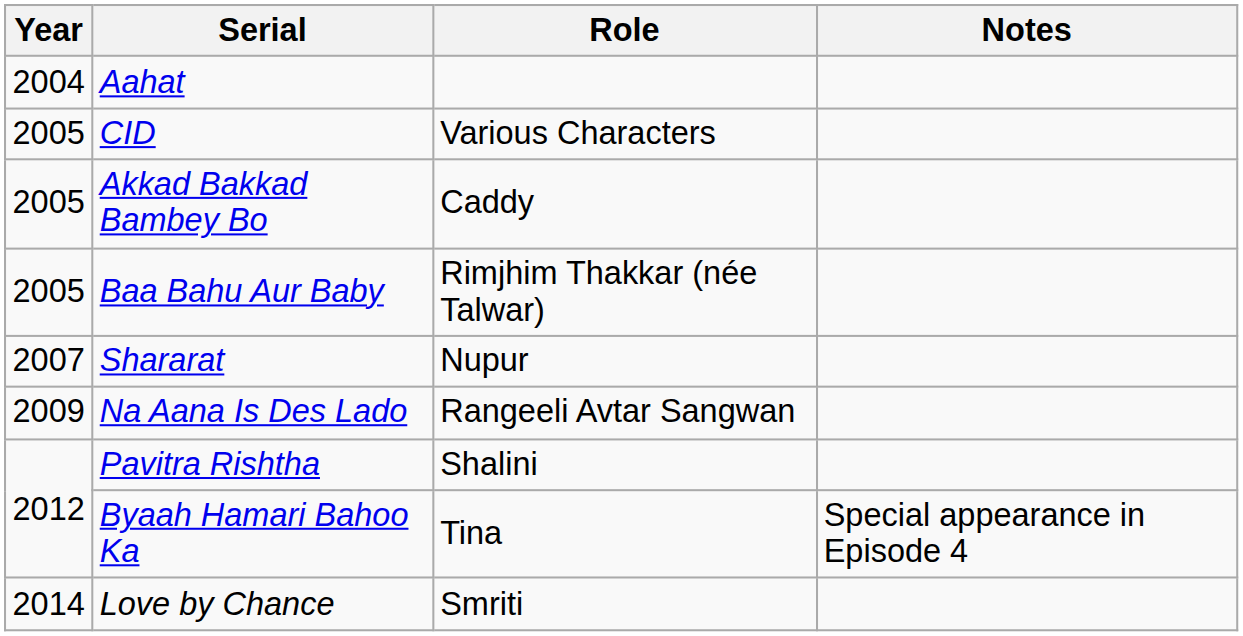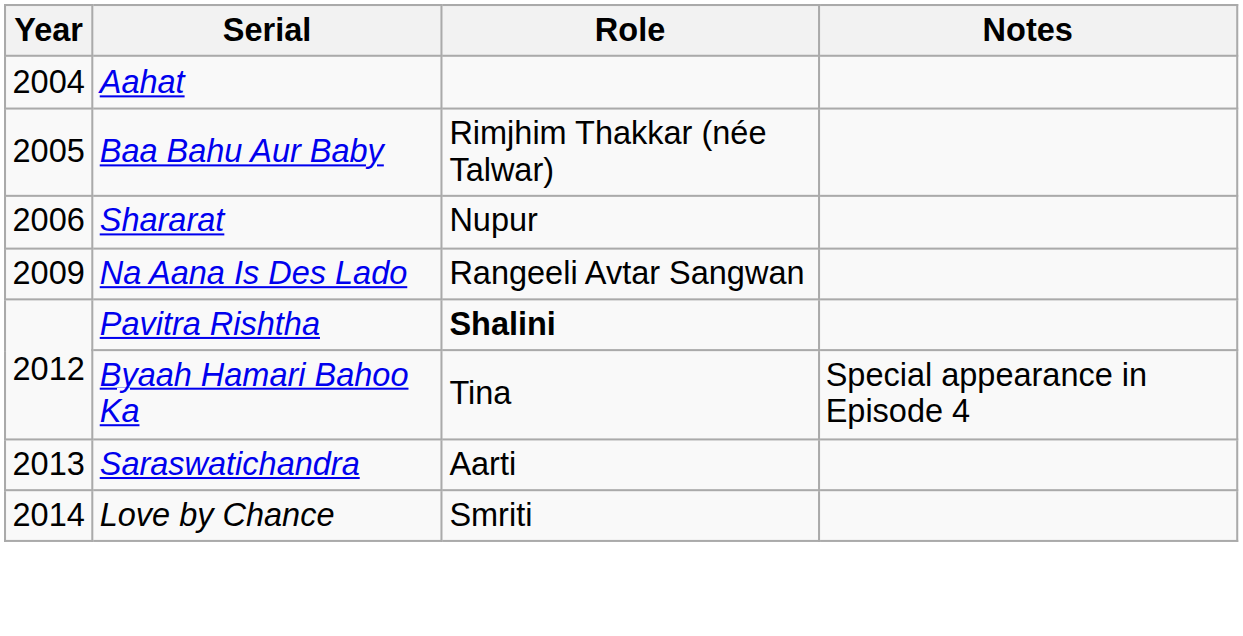- row: (128, 133)
- row: (204, 203)
(49, 360) 2007 -> (49, 221) 2006
(489, 463) normal -> (503, 324) bold
+ row: (230, 463)
